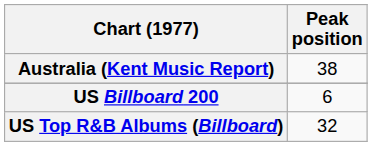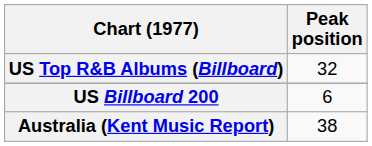rows swapped: (146, 68) <-> (146, 126)
